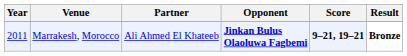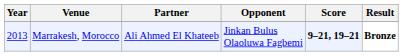(17, 36) 2011 -> (17, 36) 2013
(266, 36) bold -> (263, 36) normal
